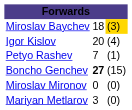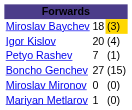(98, 70) bold -> (98, 70) normal
(95, 100) 3 -> (95, 100) 1
